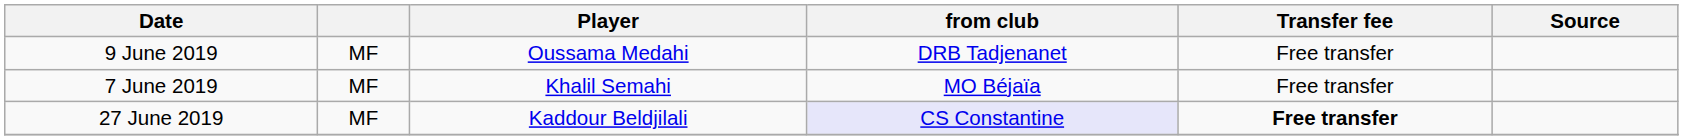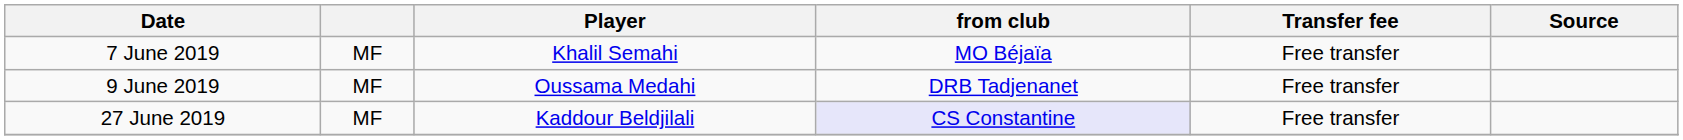rows swapped: (161, 85) <-> (161, 53)
(1335, 118) bold -> (1340, 118) normal
